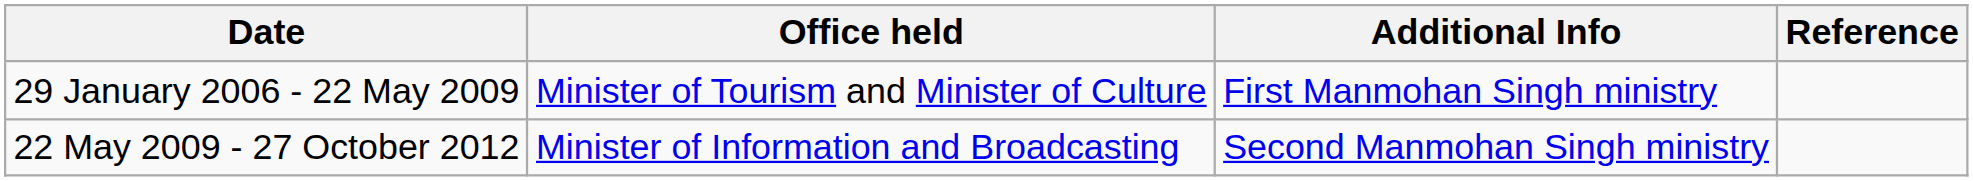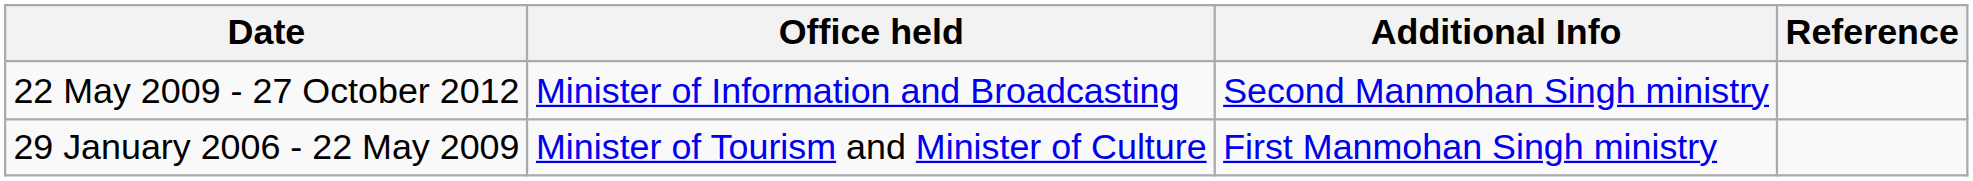rows swapped: (266, 89) <-> (266, 146)
